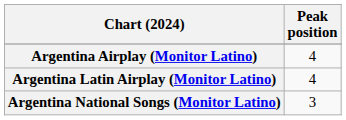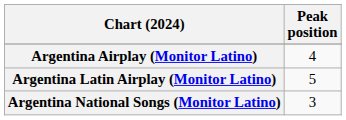(312, 79) 4 -> (312, 79) 5
